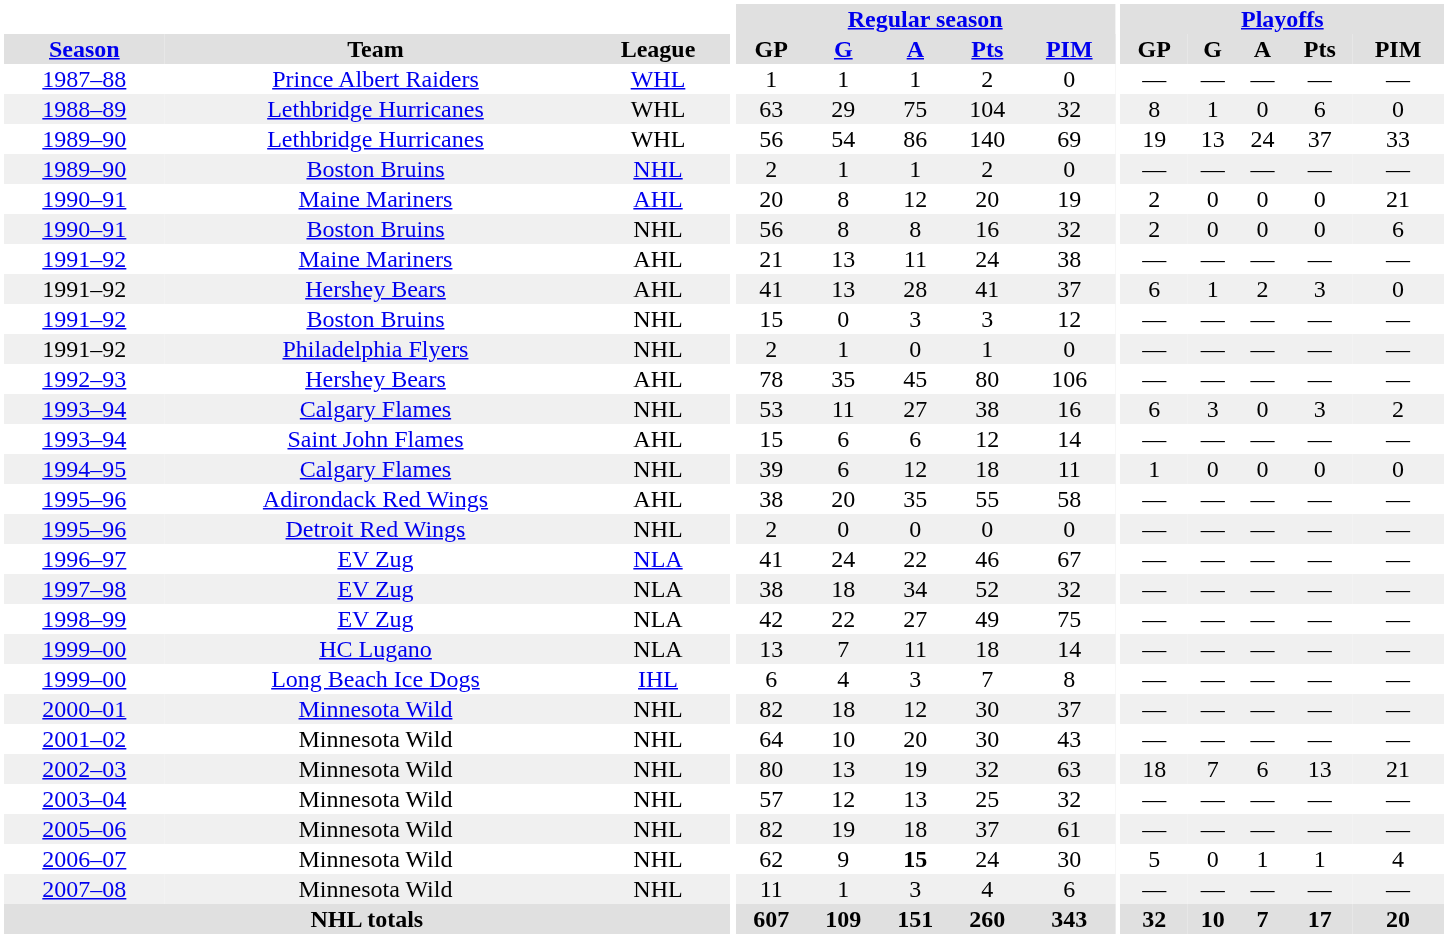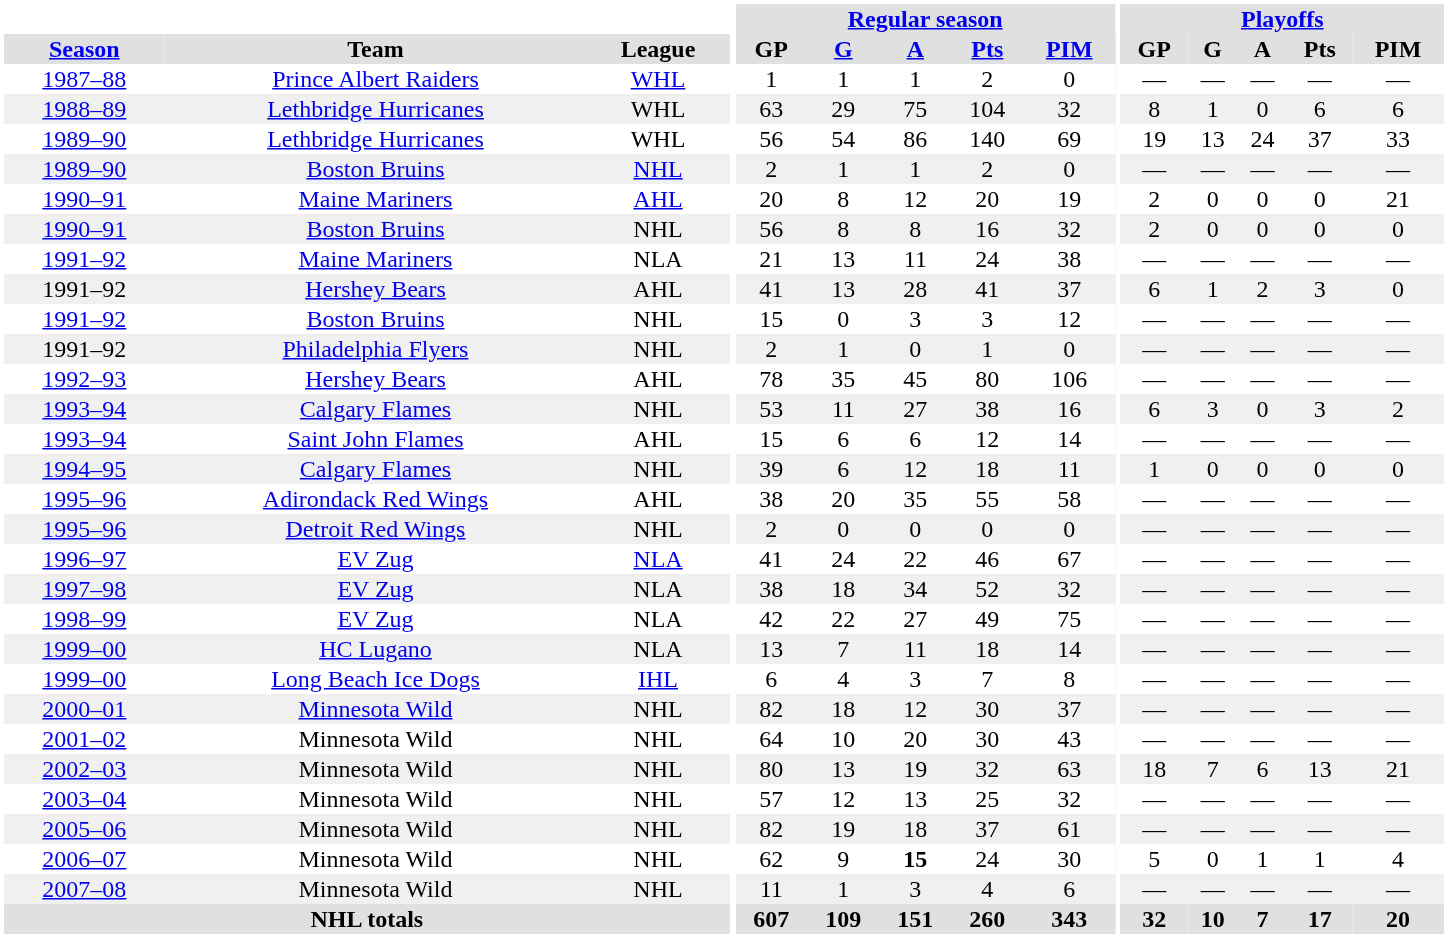(1398, 108) 0 -> (1398, 108) 6
(1398, 228) 6 -> (1398, 228) 0
(658, 258) AHL -> (658, 258) NLA
